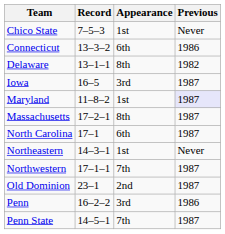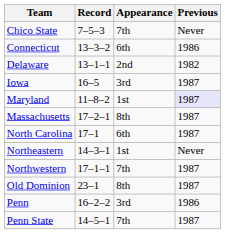(123, 30) 1st -> (123, 30) 7th
(123, 64) 8th -> (124, 64) 2nd
(124, 185) 2nd -> (123, 185) 8th
